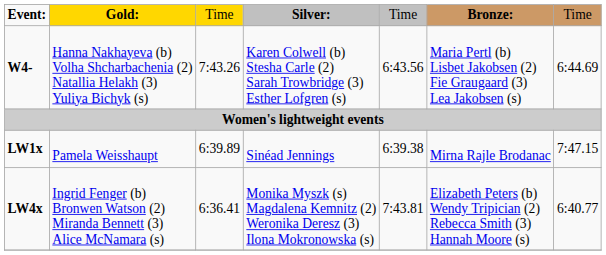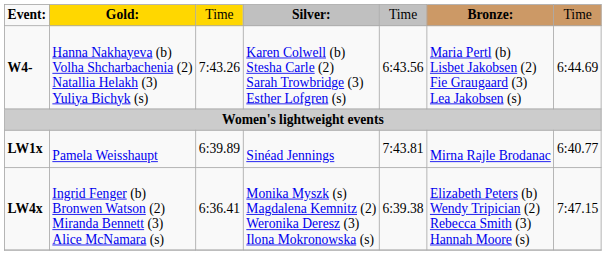(403, 148) 6:39.38 -> (403, 148) 7:43.81
(578, 148) 7:47.15 -> (578, 148) 6:40.77
(403, 208) 7:43.81 -> (403, 208) 6:39.38
(578, 208) 6:40.77 -> (578, 208) 7:47.15
